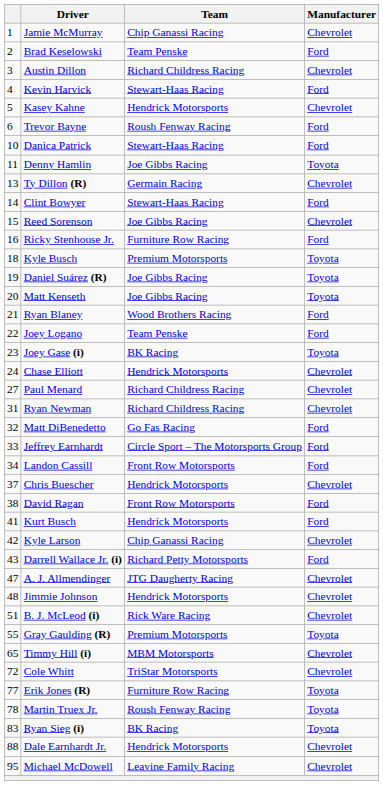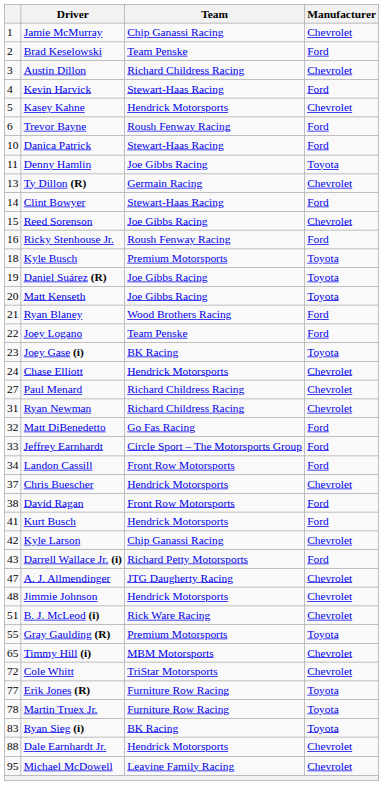(178, 239) Furniture Row Racing -> (179, 239) Roush Fenway Racing
(179, 709) Roush Fenway Racing -> (178, 709) Furniture Row Racing
